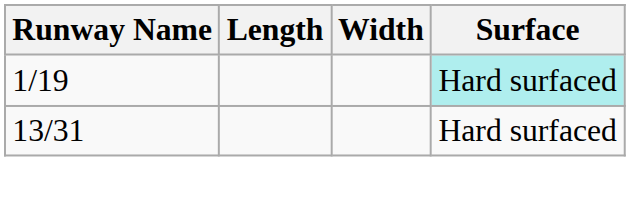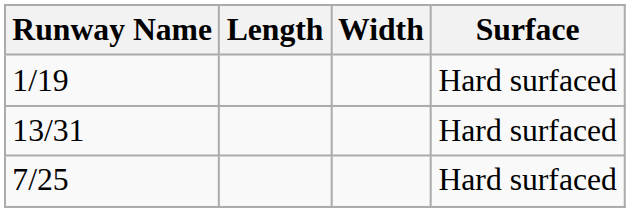(528, 79) paleturquoise background -> (528, 79) no background
+ row: (40, 180)
